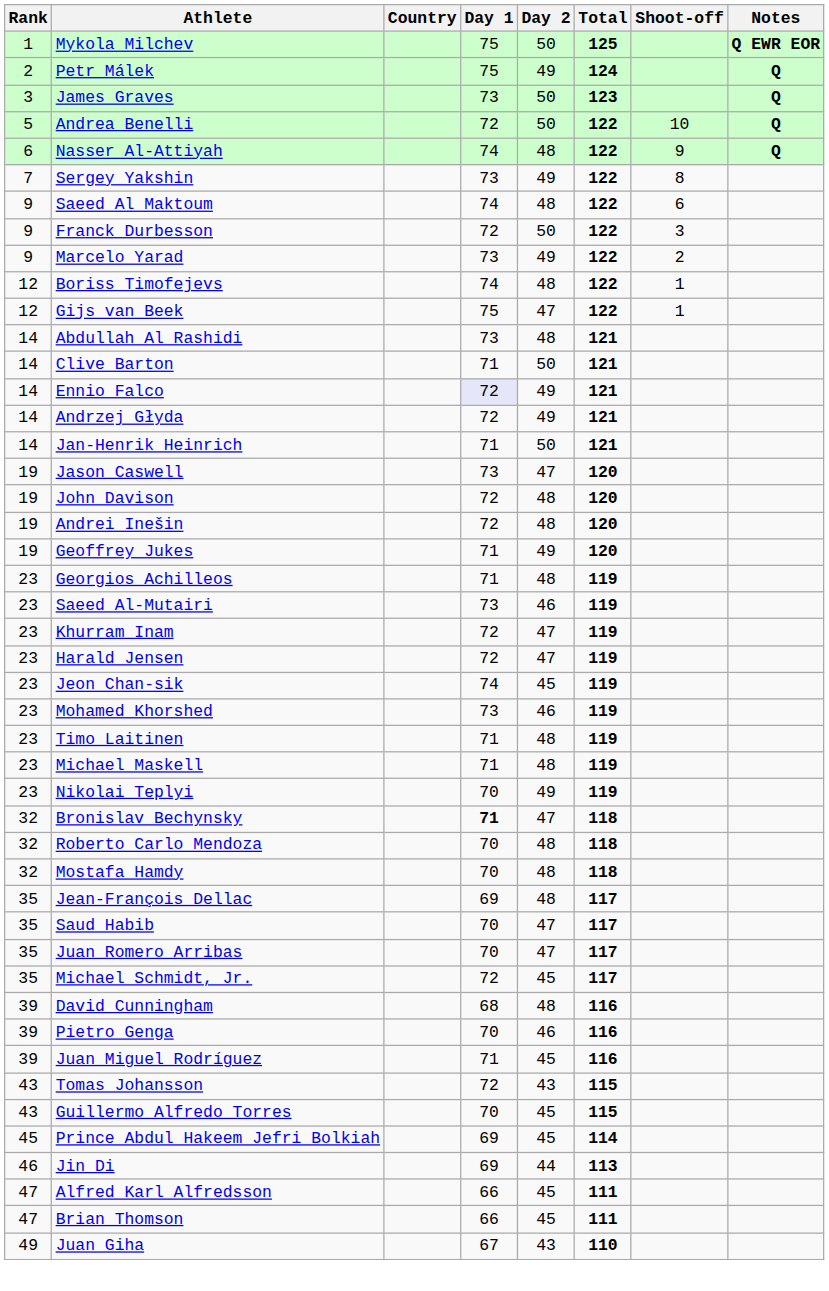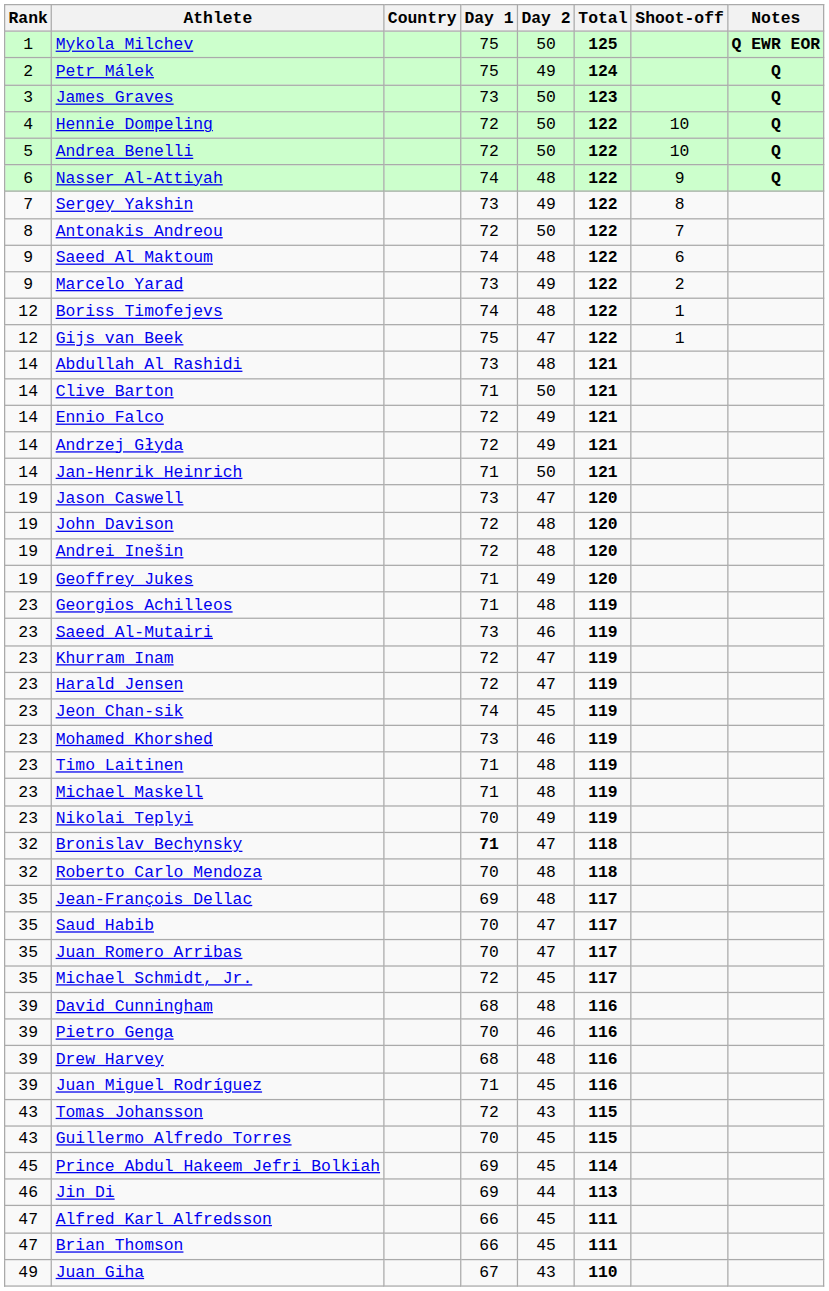+ row: (134, 125)
+ row: (139, 232)
- row: (134, 232)
(489, 392) lavender background -> (489, 418) no background
- row: (120, 872)
+ row: (110, 1059)
